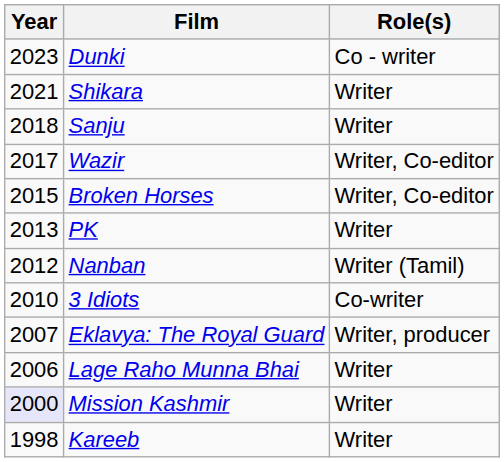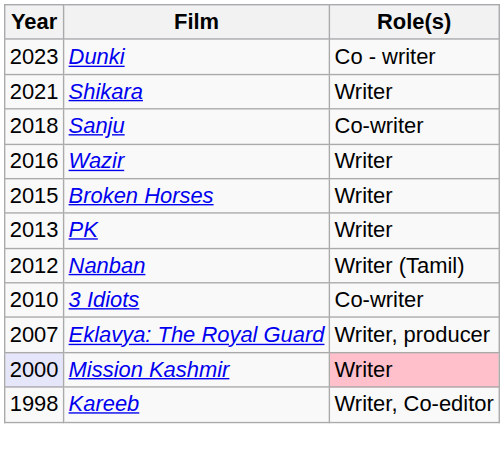(364, 126) Writer -> (379, 126) Co-writer
(34, 160) 2017 -> (34, 160) 2016
(414, 160) Writer, Co-editor -> (364, 160) Writer
(414, 195) Writer, Co-editor -> (364, 195) Writer
- row: (184, 369)
(364, 404) no background -> (364, 369) pink background
(364, 439) Writer -> (414, 404) Writer, Co-editor
